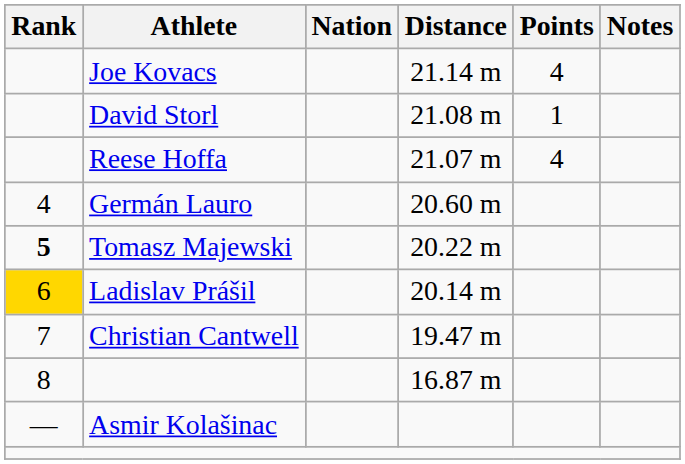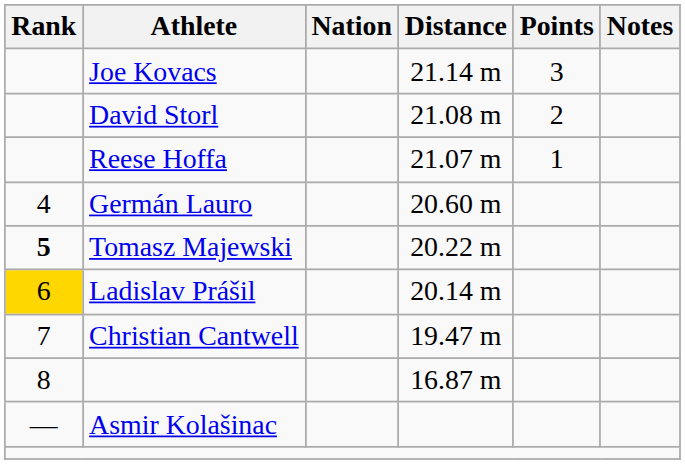(557, 70) 4 -> (557, 70) 3
(557, 114) 1 -> (557, 114) 2
(557, 159) 4 -> (557, 159) 1
